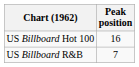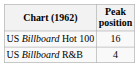(116, 54) 7 -> (116, 54) 4
